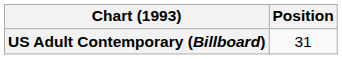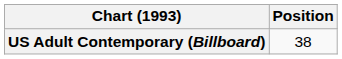(303, 41) 31 -> (303, 41) 38
